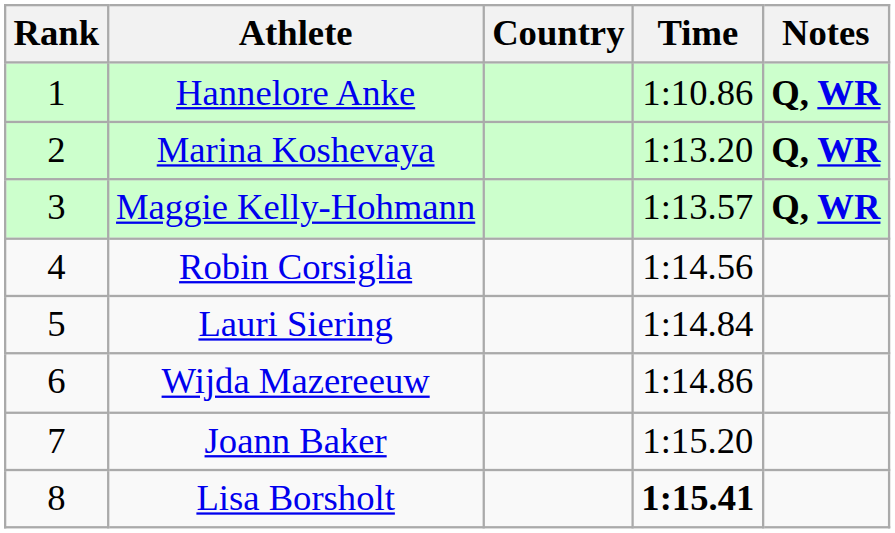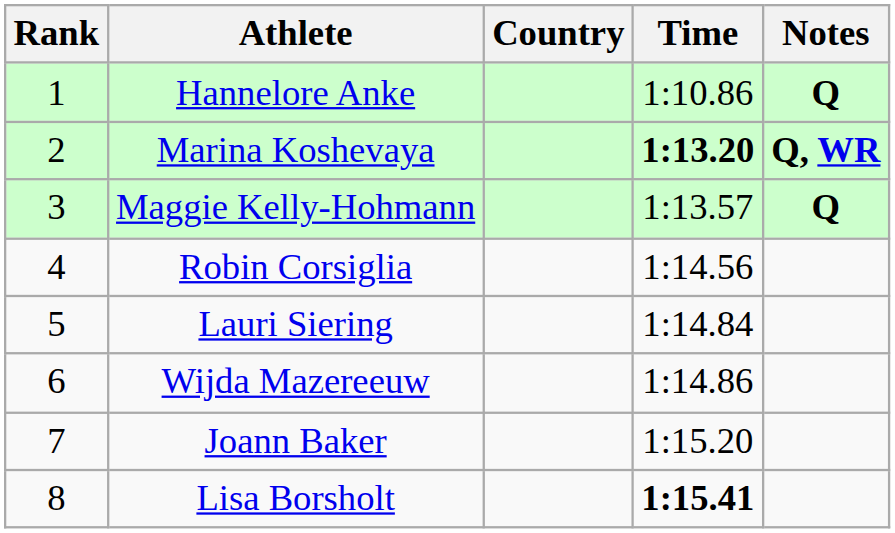(826, 91) Q, WR -> (826, 91) Q
(698, 149) normal -> (698, 149) bold
(826, 207) Q, WR -> (826, 207) Q
